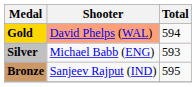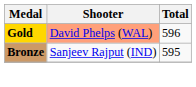(171, 33) 594 -> (171, 33) 596
- row: (22, 52)
